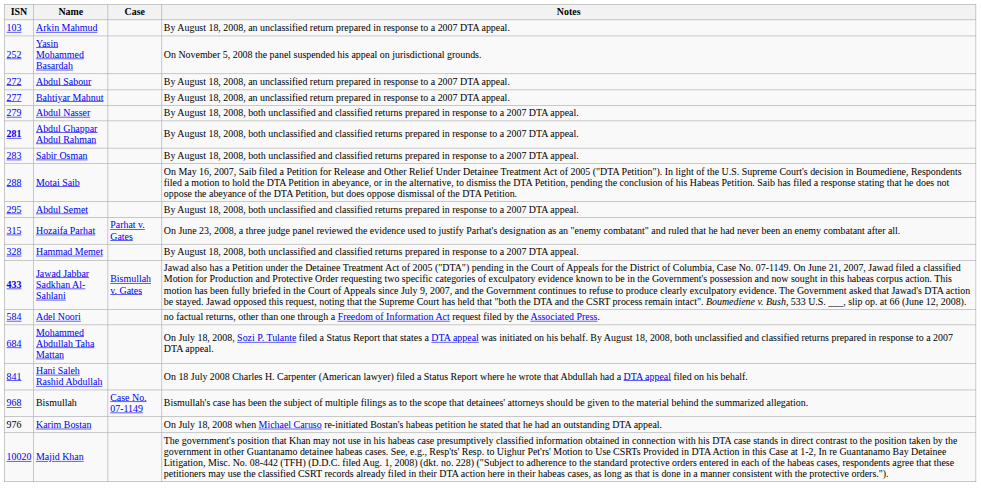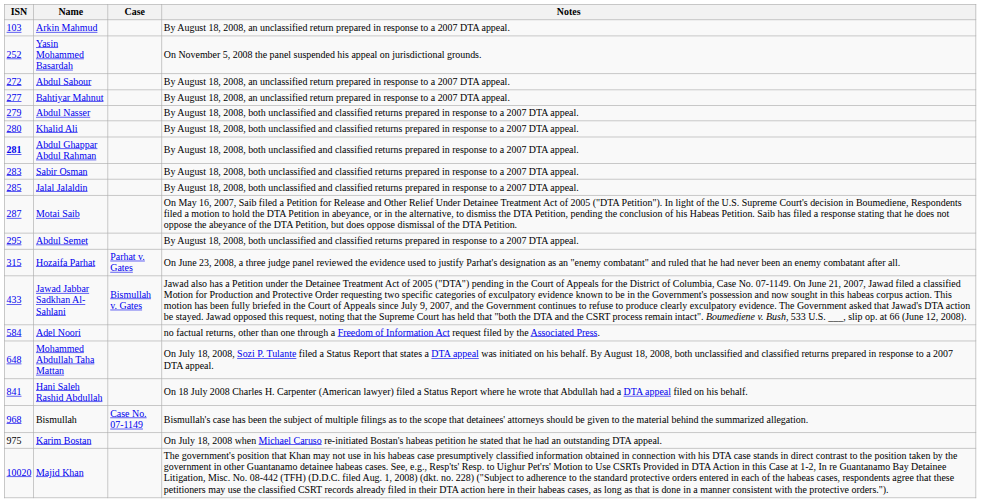+ row: (57, 129)
+ row: (62, 187)
(14, 182) 288 -> (14, 214) 287
- row: (69, 252)
(14, 284) bold -> (14, 300) normal
(14, 344) 684 -> (14, 359) 648
(14, 424) 976 -> (14, 440) 975
